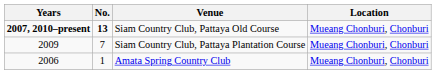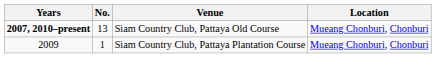(102, 28) bold -> (102, 28) normal
(102, 45) 7 -> (102, 45) 1
- row: (173, 61)
